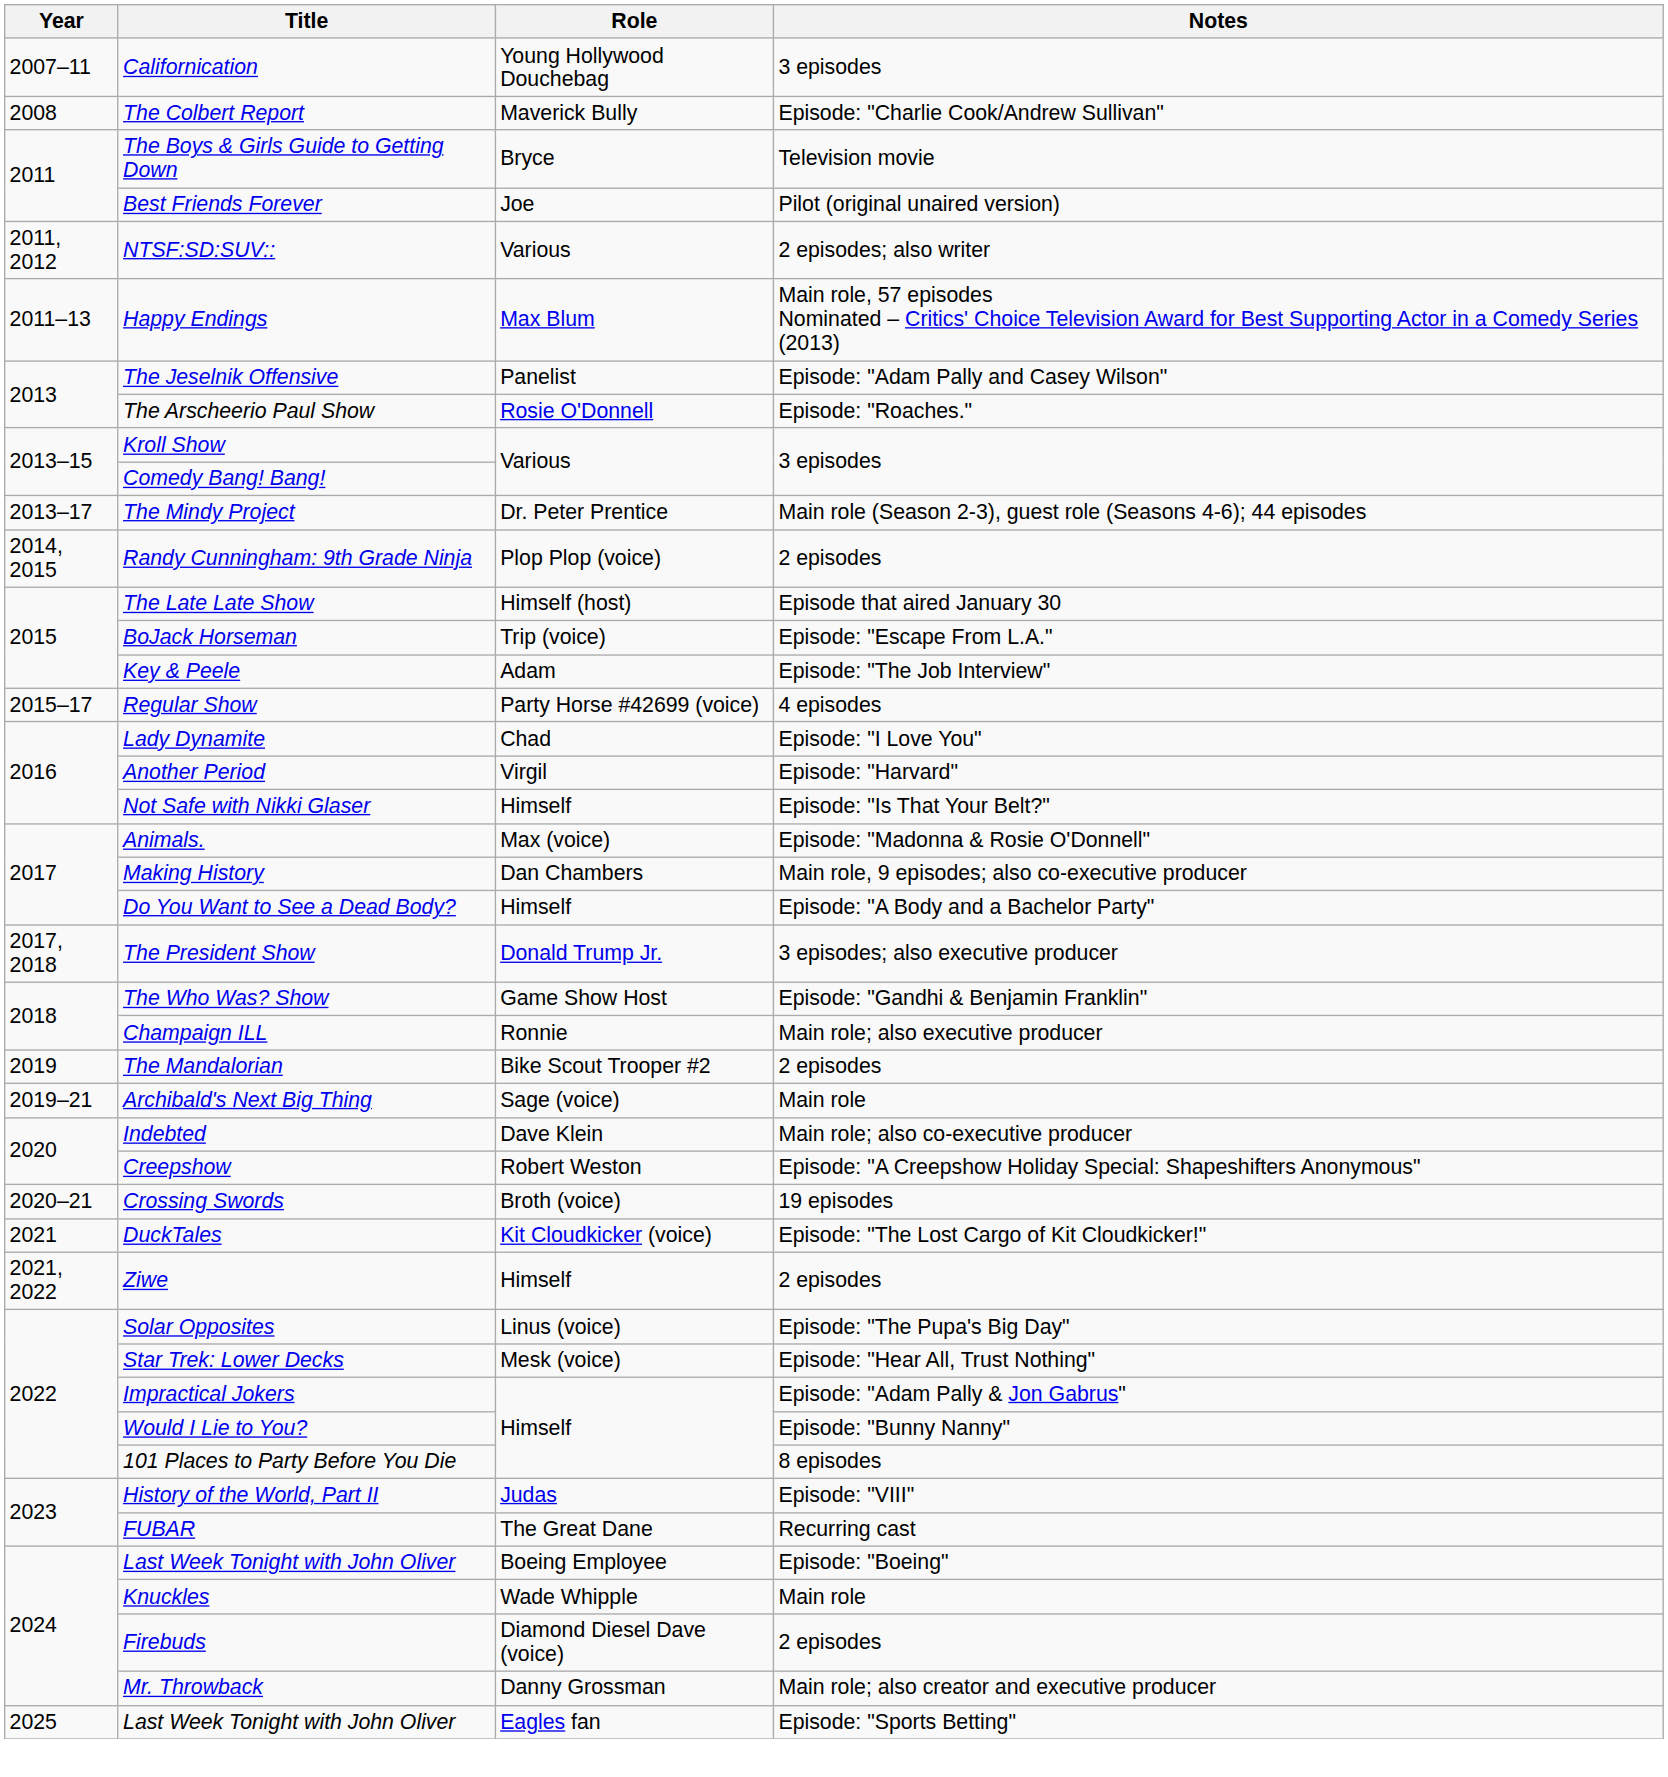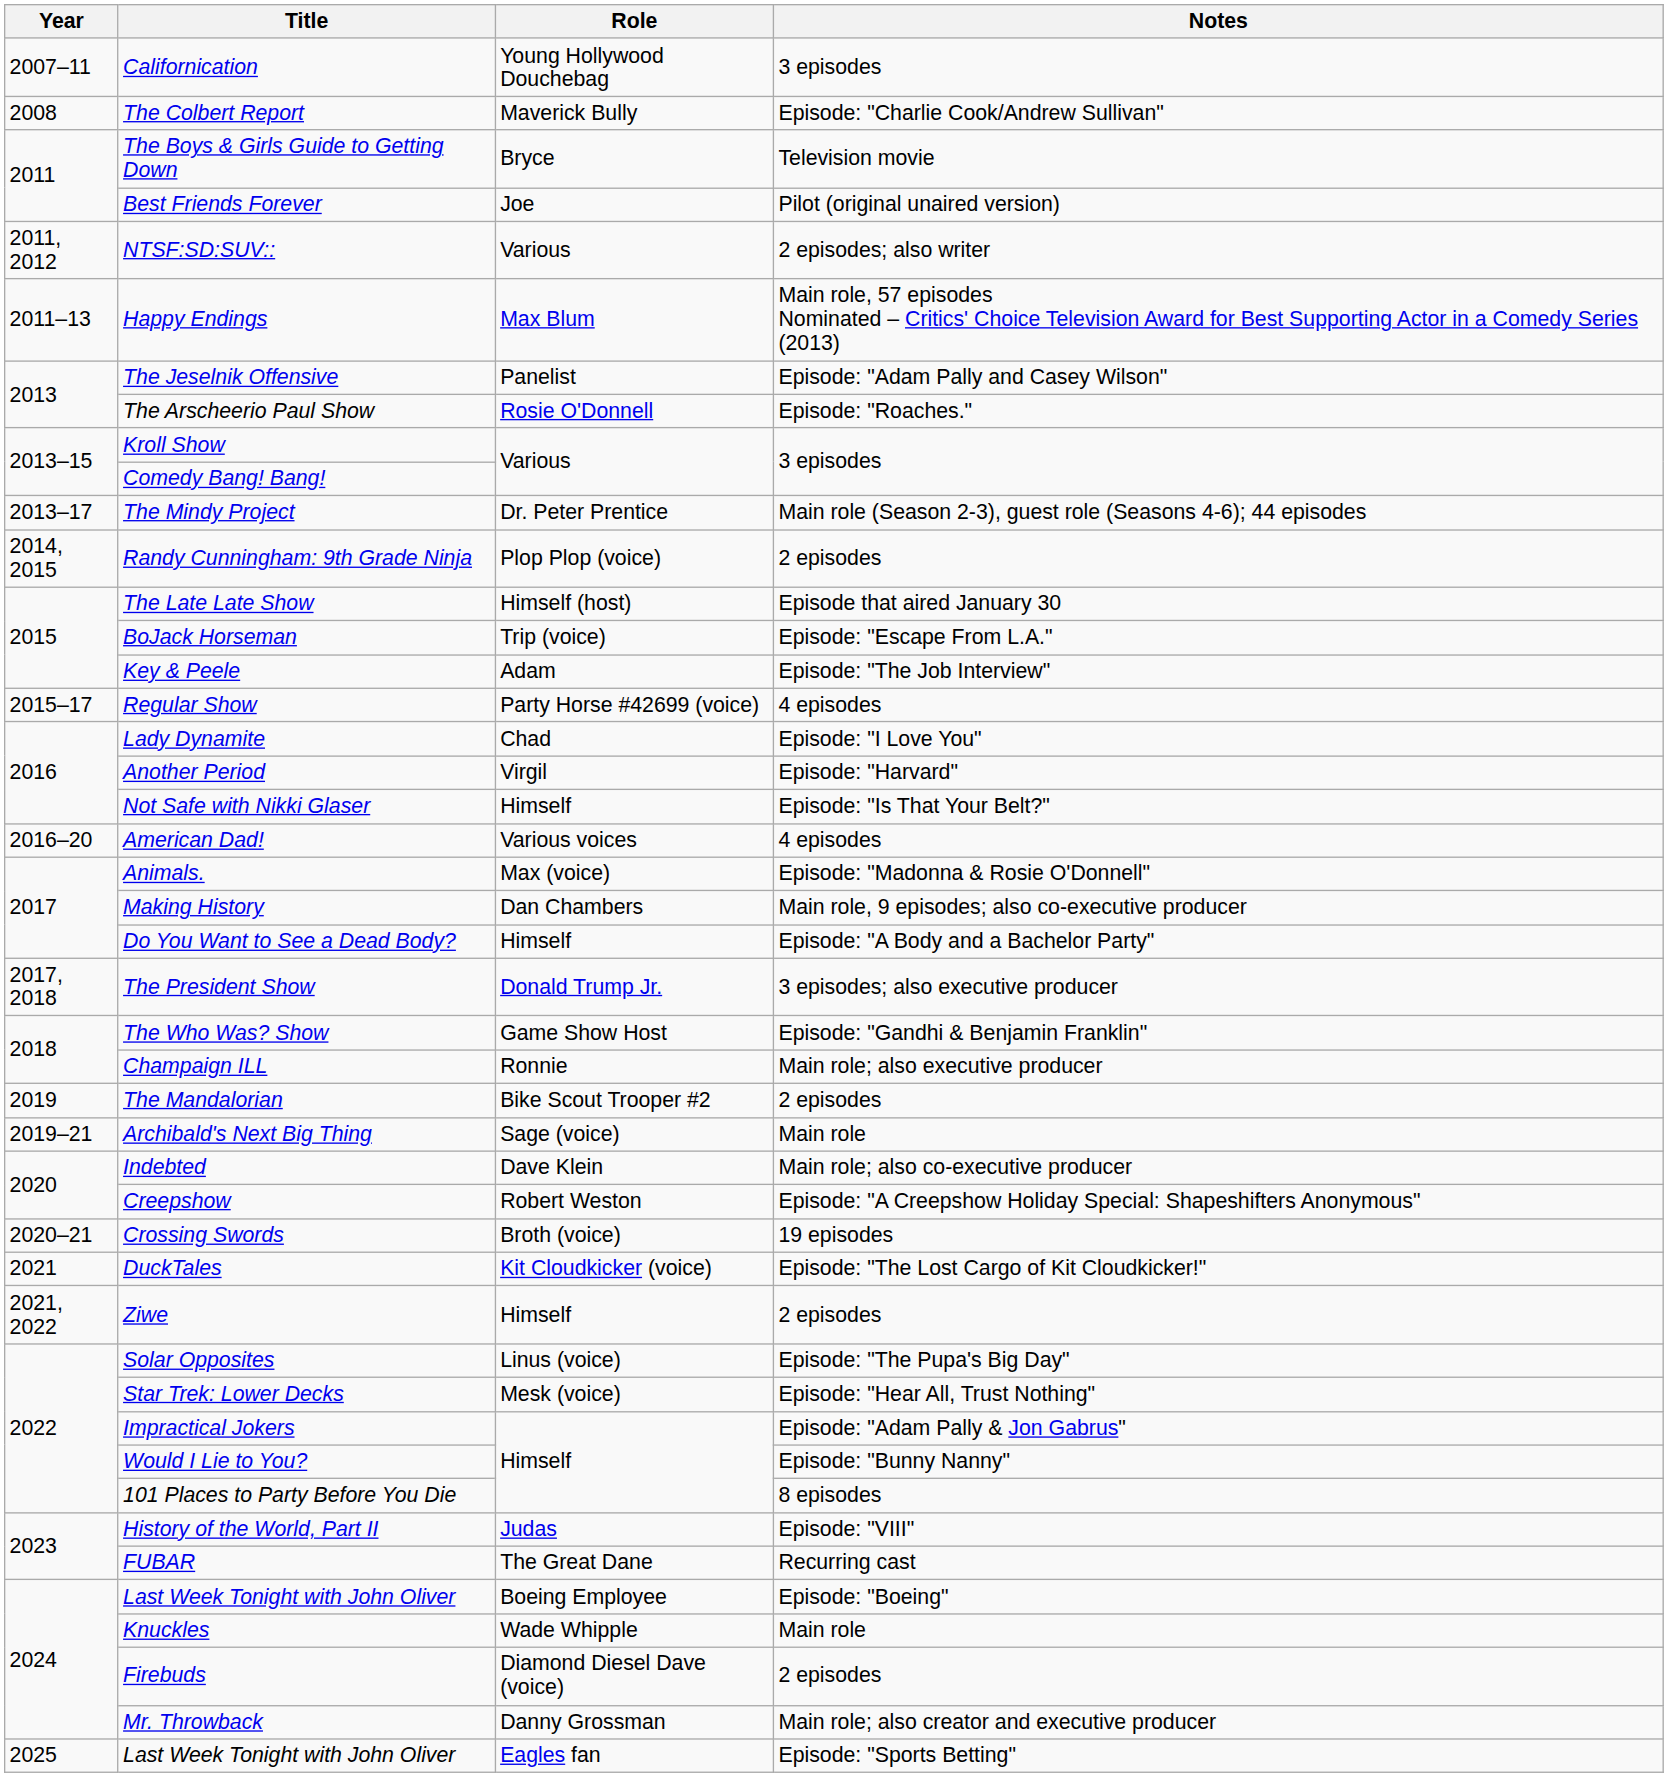+ row: (193, 839)
